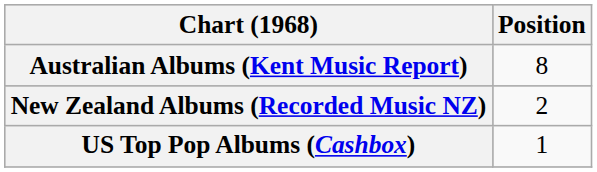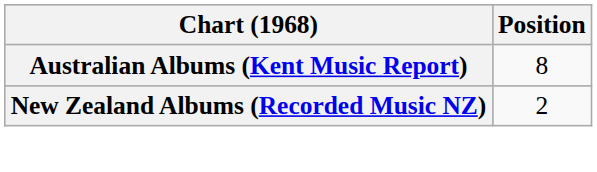- row: (248, 145)
